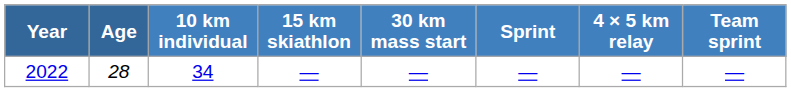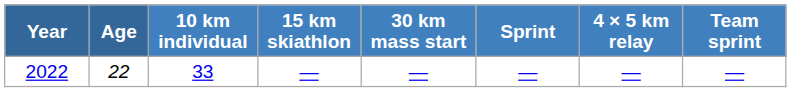(119, 72) 28 -> (119, 72) 22
(203, 72) 34 -> (203, 72) 33
